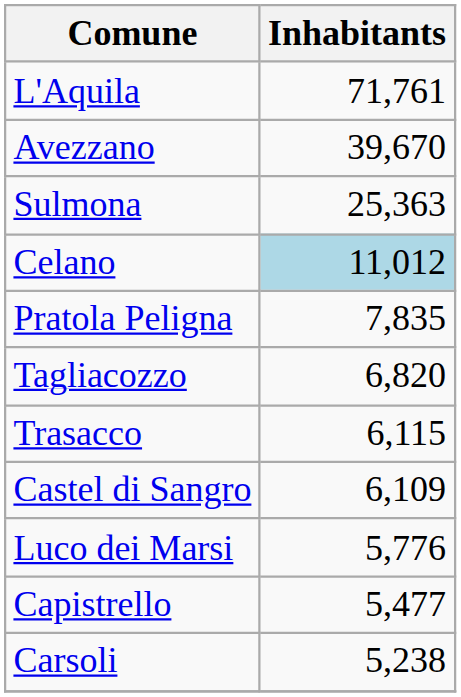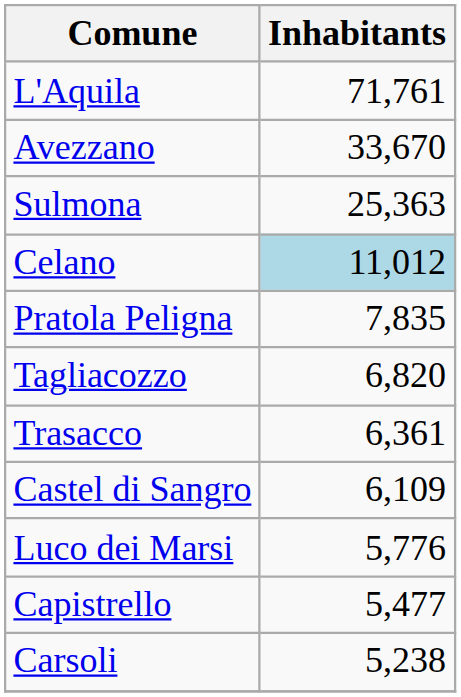(397, 147) 39,670 -> (397, 147) 33,670
(406, 432) 6,115 -> (406, 432) 6,361
